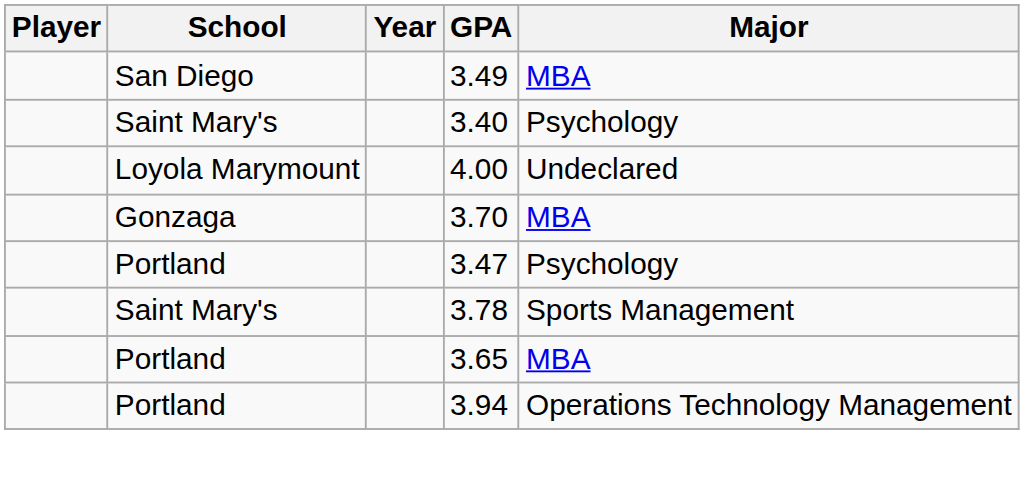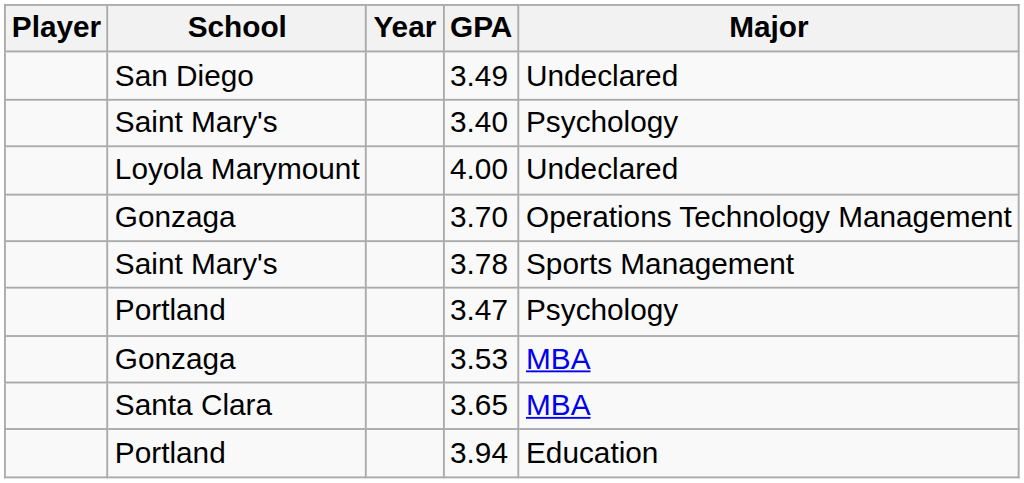(558, 75) MBA -> (602, 75) Undeclared
(558, 216) MBA -> (769, 216) Operations Technology Management
rows swapped: (479, 311) <-> (479, 264)
+ row: (479, 358)
(170, 358) Portland -> (193, 405) Santa Clara
(769, 405) Operations Technology Management -> (592, 452) Education
